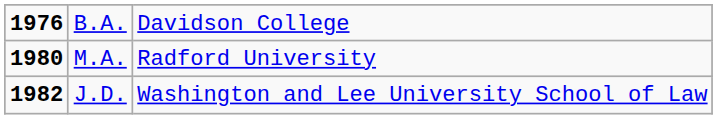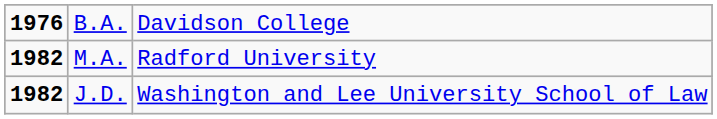(37, 59) 1980 -> (37, 59) 1982
